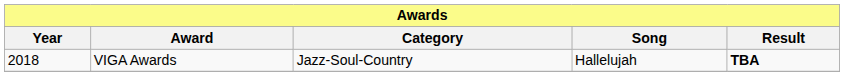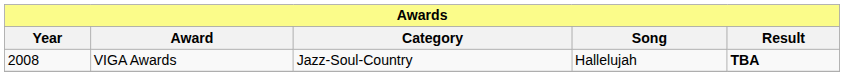(23, 60) 2018 -> (23, 60) 2008
